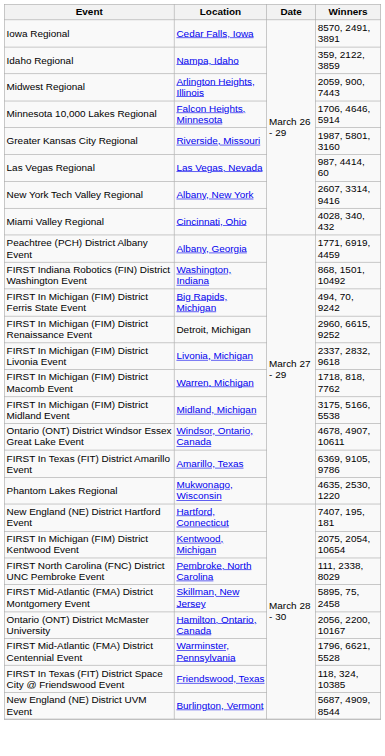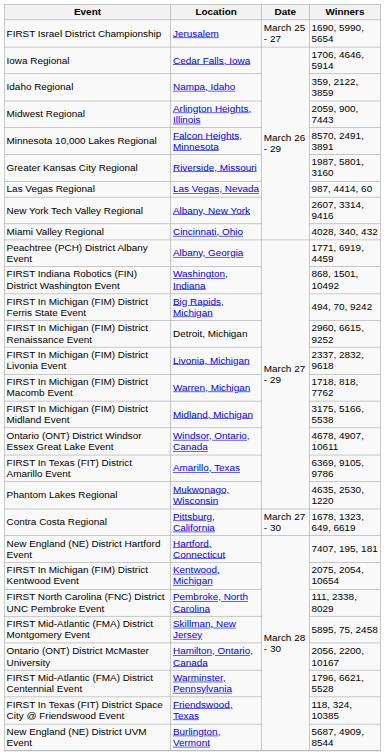+ row: (84, 33)
(344, 33) 8570, 2491, 3891 -> (338, 60) 1706, 4646, 5914
(344, 114) 1706, 4646, 5914 -> (338, 141) 8570, 2491, 3891
+ row: (57, 522)
